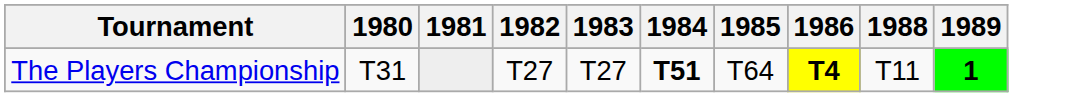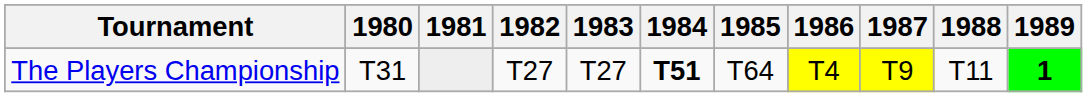+ column: (897, 27)
(824, 70) bold -> (824, 70) normal
